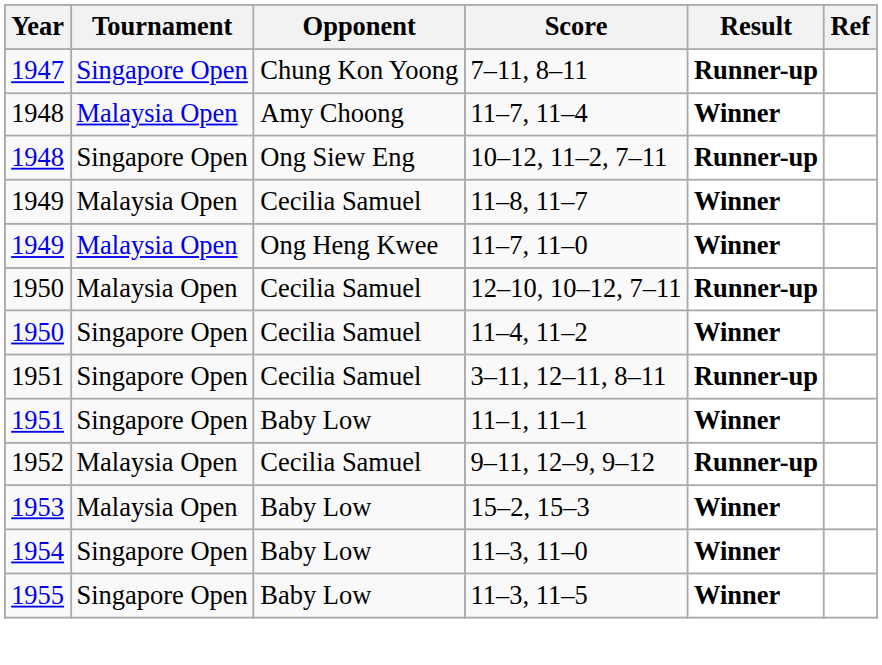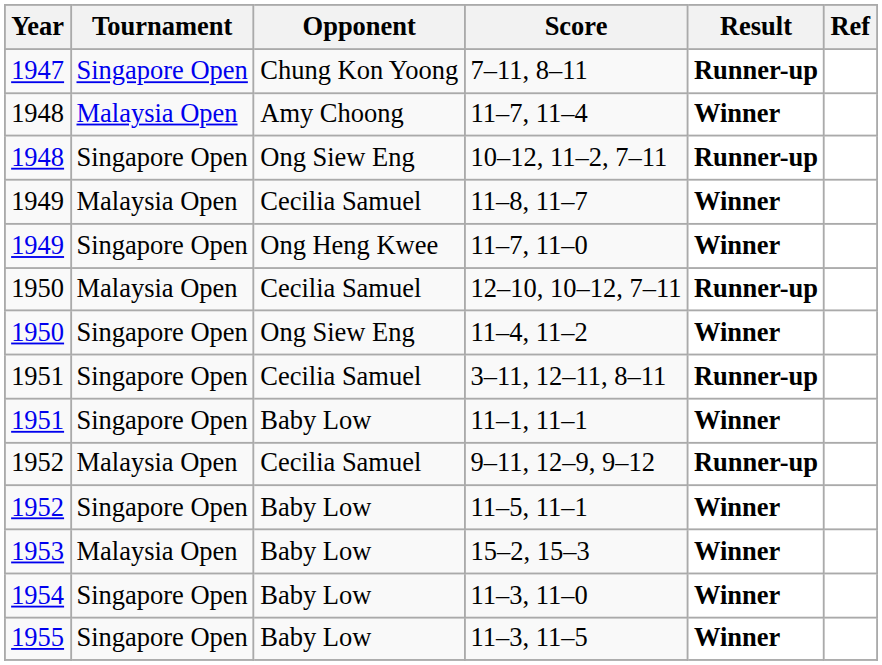(157, 245) Malaysia Open -> (162, 245) Singapore Open
(341, 332) Cecilia Samuel -> (338, 332) Ong Siew Eng
+ row: (529, 507)
